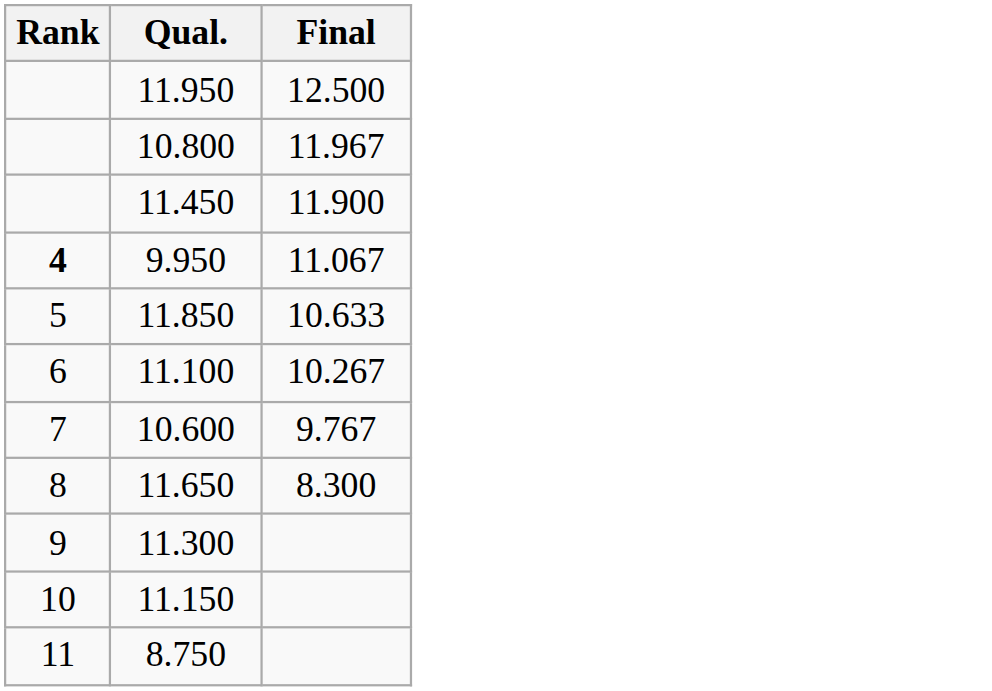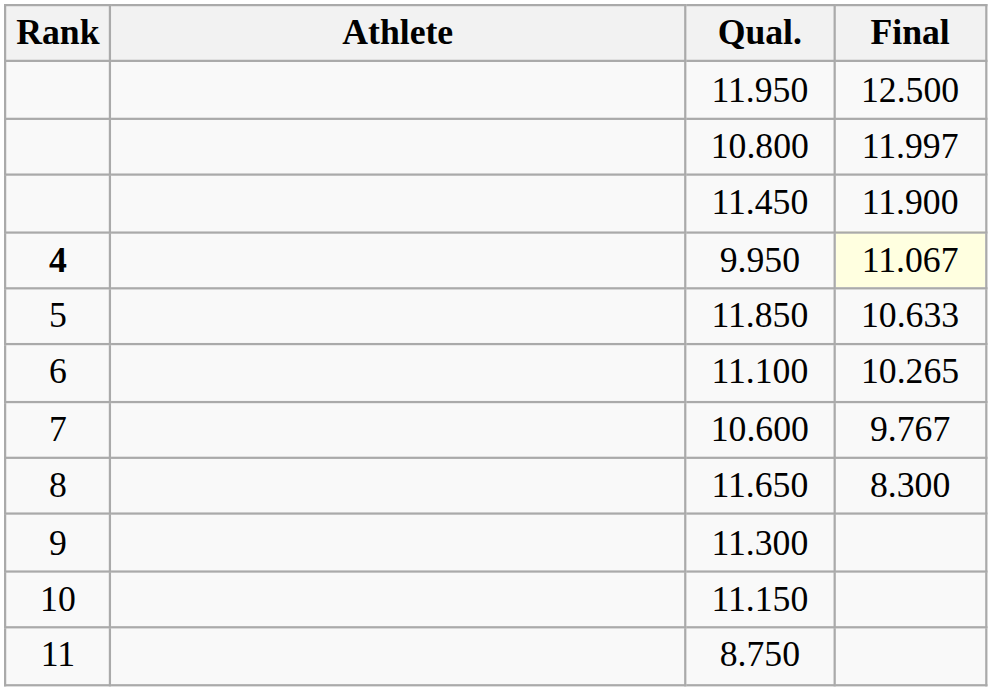+ column: (398, 32)
(336, 145) 11.967 -> (910, 145) 11.997
(336, 259) no background -> (910, 259) lightyellow background
(336, 372) 10.267 -> (910, 372) 10.265
